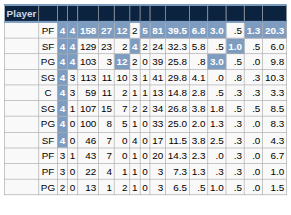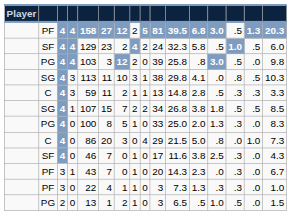(158, 77) 41 -> (158, 77) 38
(256, 77) .3 -> (256, 77) .5
+ row: (48, 140)
(135, 140) 4 -> (135, 156) 1
(178, 140) 11.5 -> (178, 156) 11.6
